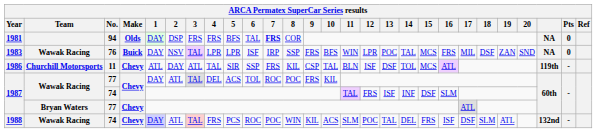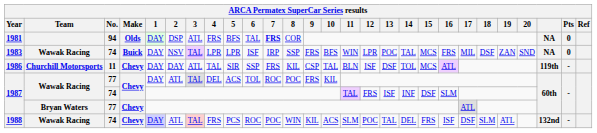(195, 38) FRS -> (195, 38) ATL
(112, 52) 76 -> (112, 52) 74
(155, 66) ATL -> (155, 66) DAY
